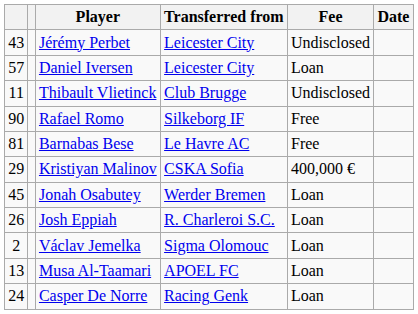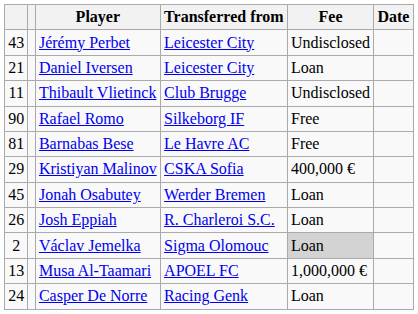(16, 67) 57 -> (16, 67) 21
(307, 245) no background -> (307, 245) lightgrey background
(307, 270) Loan -> (329, 270) 1,000,000 €
